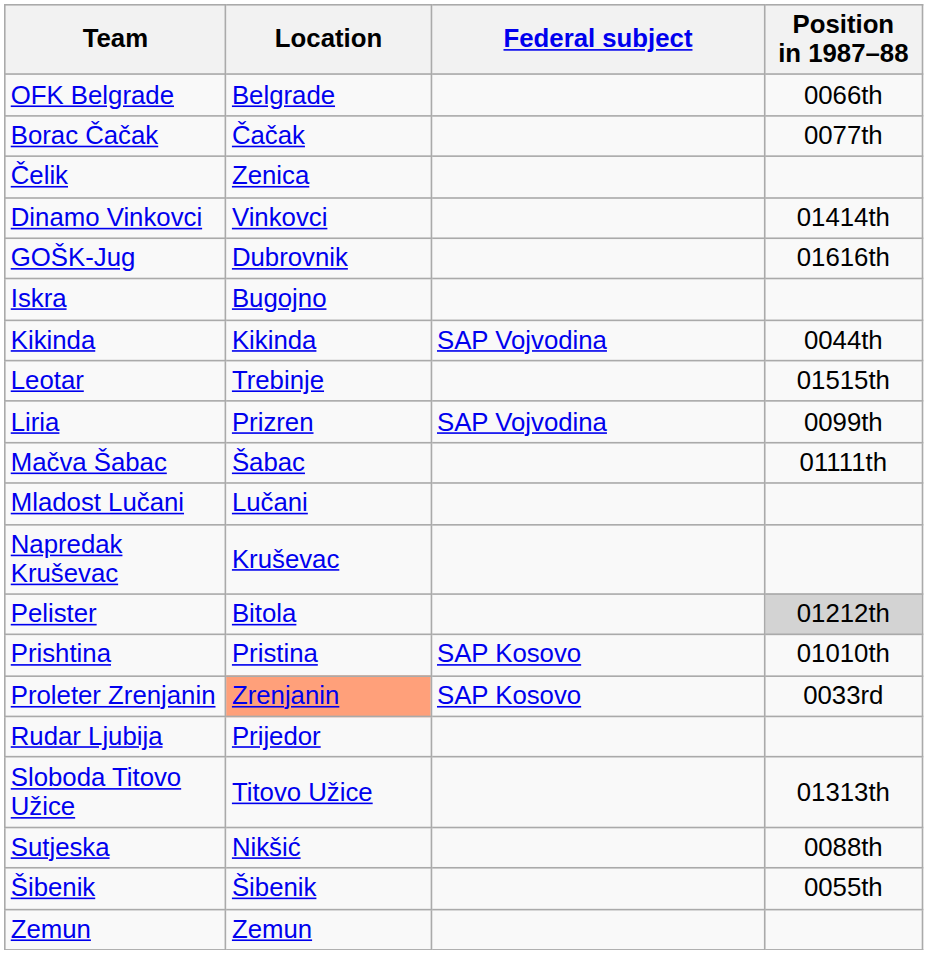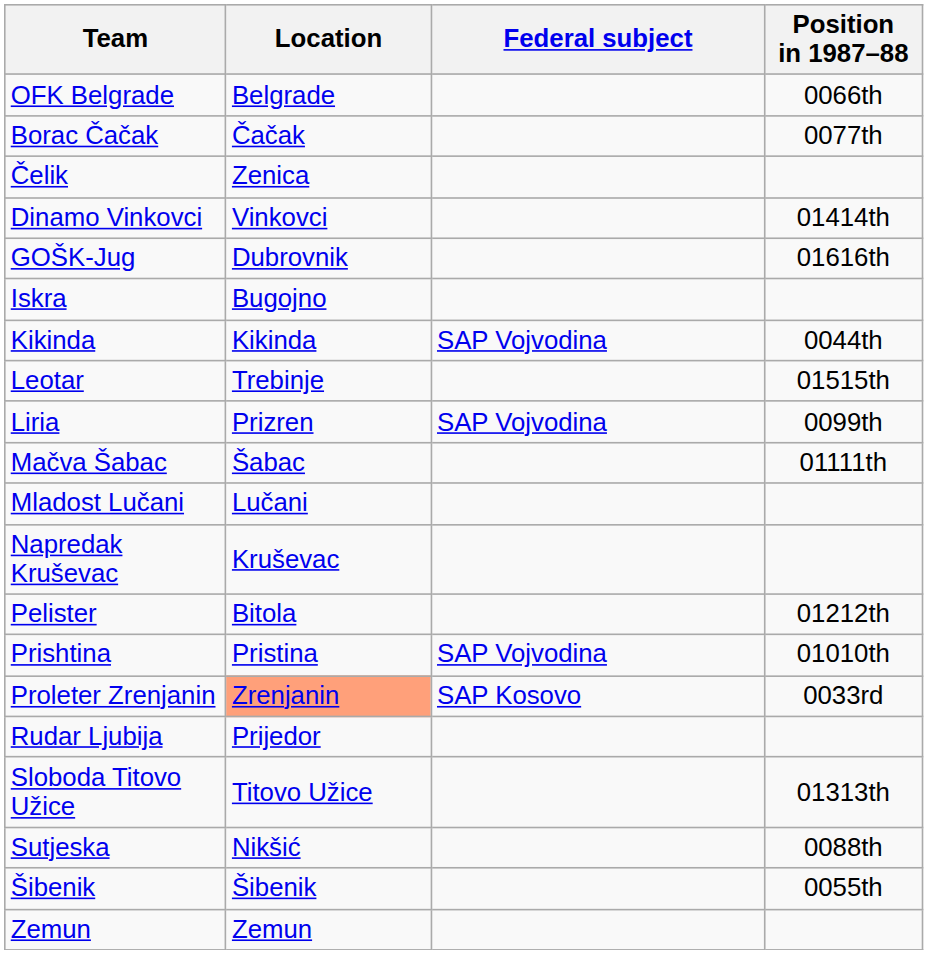(843, 613) lightgrey background -> (843, 613) no background
(509, 654) SAP Kosovo -> (522, 654) SAP Vojvodina
